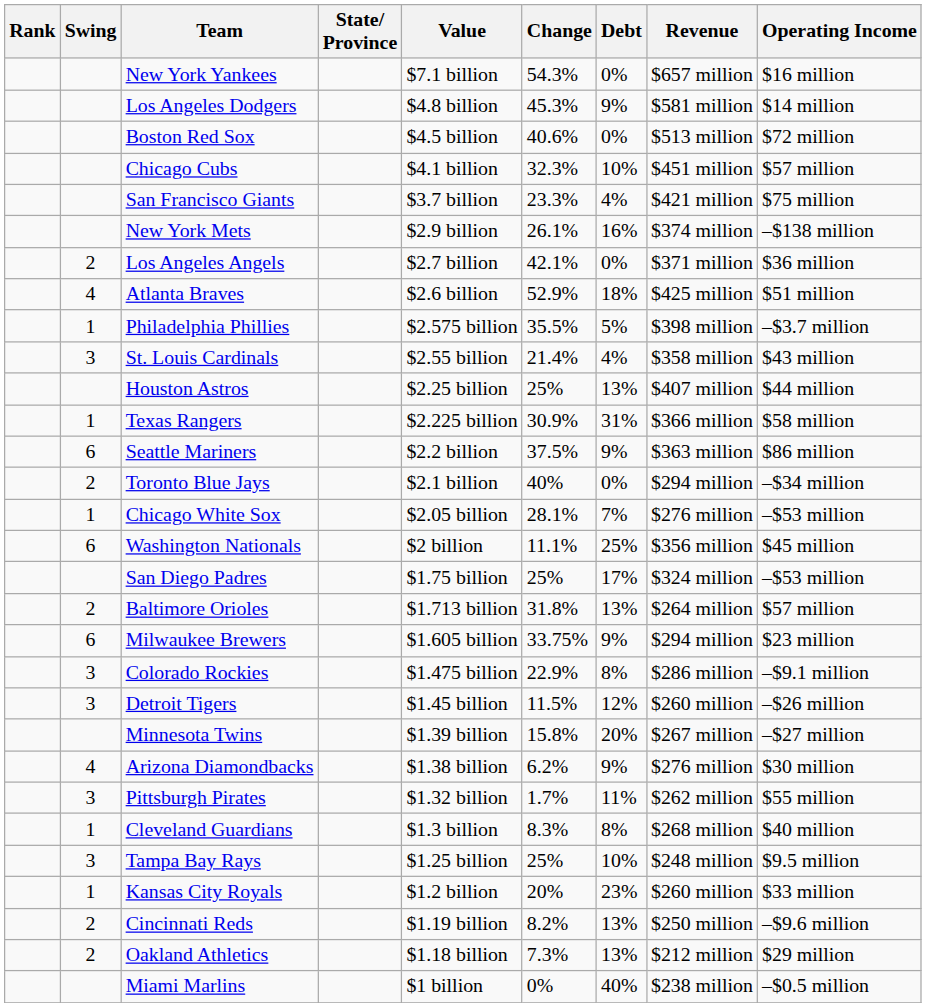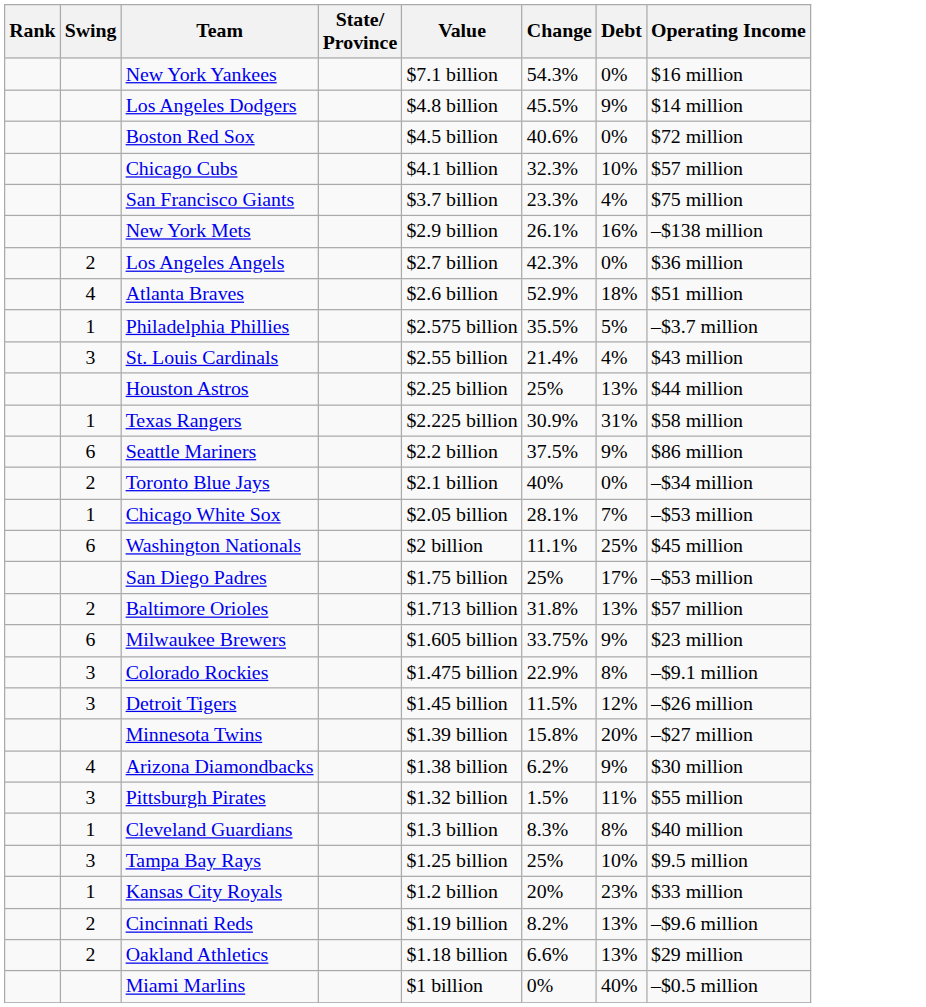- column: (702, 31)
(552, 105) 45.3% -> (552, 105) 45.5%
(552, 262) 42.1% -> (552, 262) 42.3%
(548, 797) 1.7% -> (548, 797) 1.5%
(548, 955) 7.3% -> (548, 955) 6.6%
